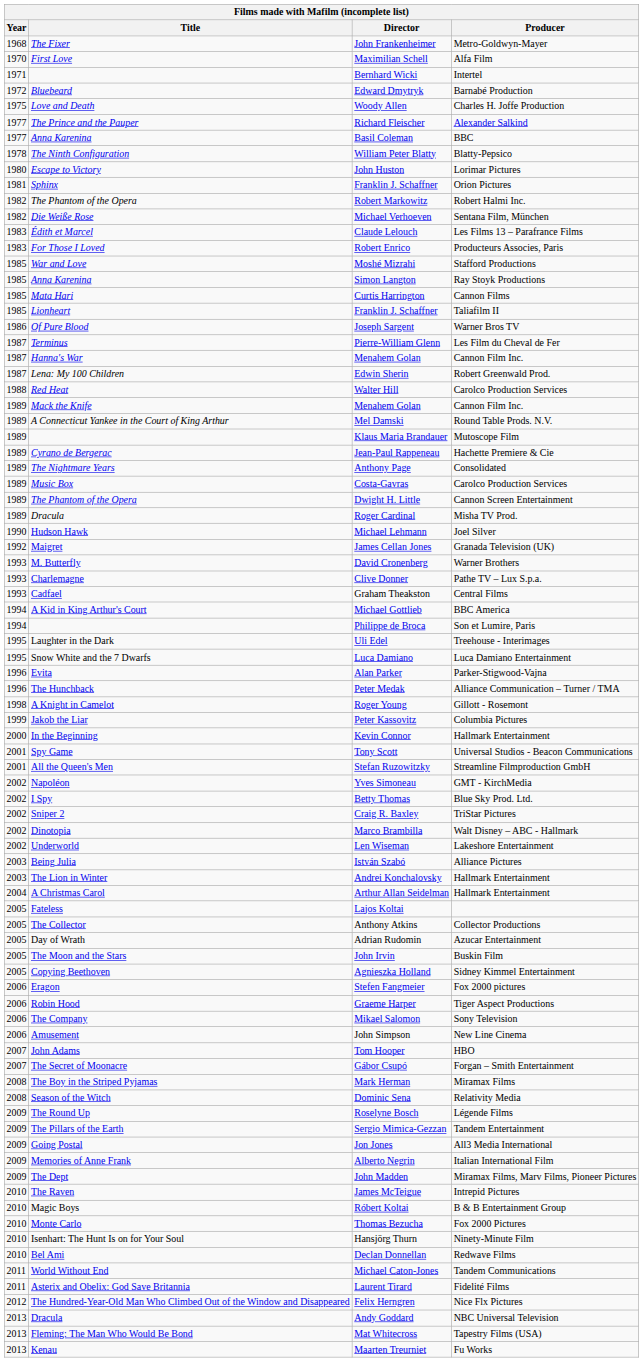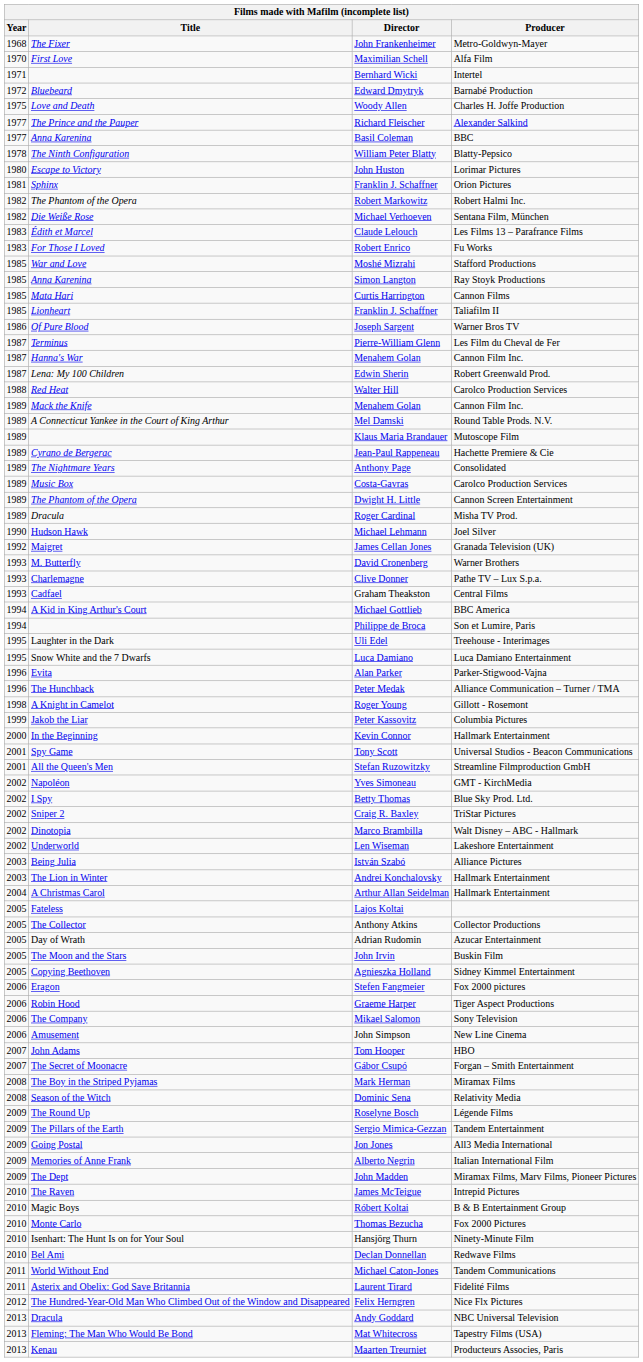(508, 248) Producteurs Associes, Paris -> (473, 248) Fu Works
(473, 1349) Fu Works -> (508, 1349) Producteurs Associes, Paris
